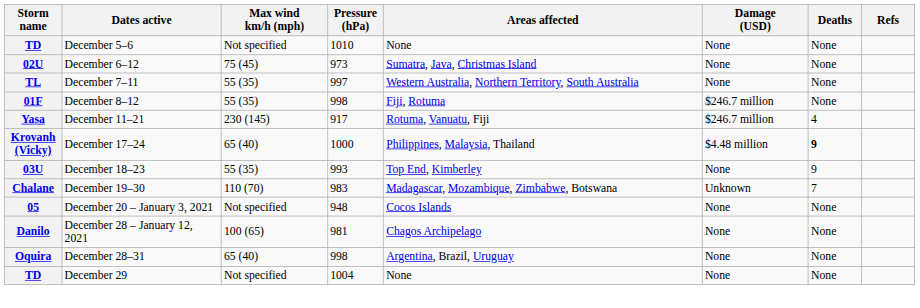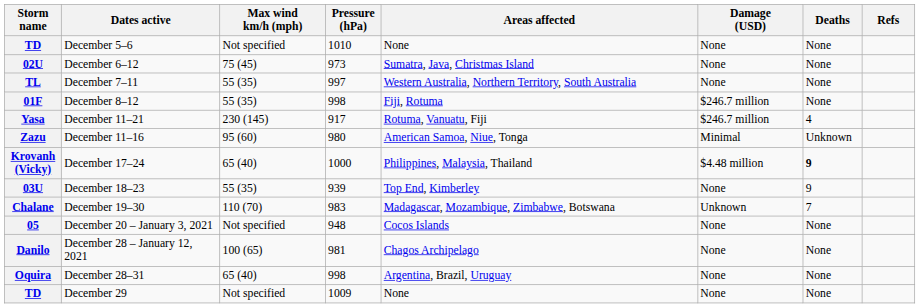+ row: (33, 138)
(339, 169) 993 -> (337, 188) 939
(342, 275) 1004 -> (340, 293) 1009
